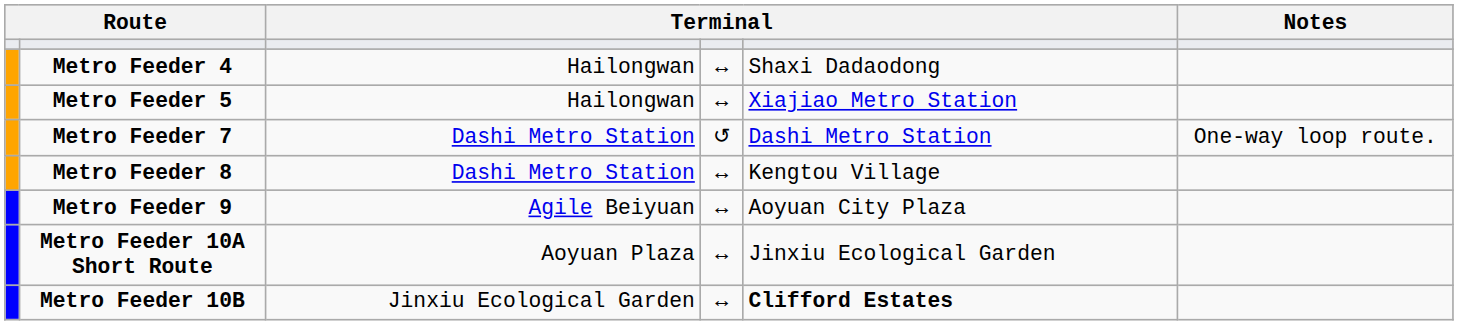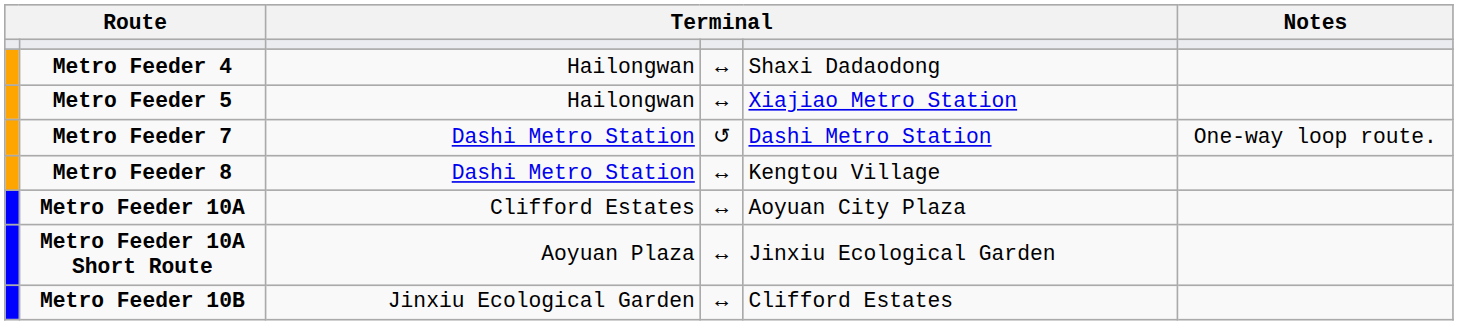- row: (142, 208)
+ row: (142, 208)
(851, 302) bold -> (851, 302) normal
